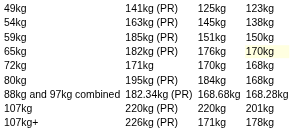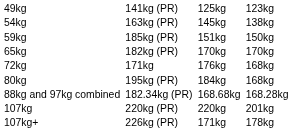(212, 51) 176kg -> (212, 51) 170kg
(260, 51) lightyellow background -> (260, 51) no background
(212, 66) 170kg -> (212, 66) 176kg
